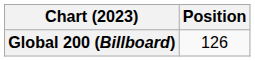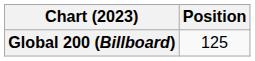(215, 42) 126 -> (215, 42) 125
